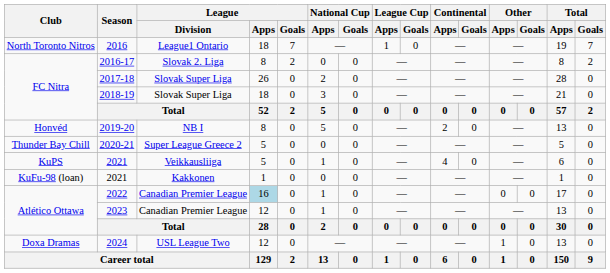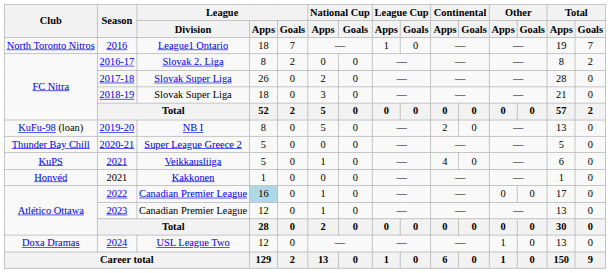(51, 128) Honvéd -> (51, 128) KuFu-98 (loan)
(51, 177) KuFu-98 (loan) -> (51, 177) Honvéd
